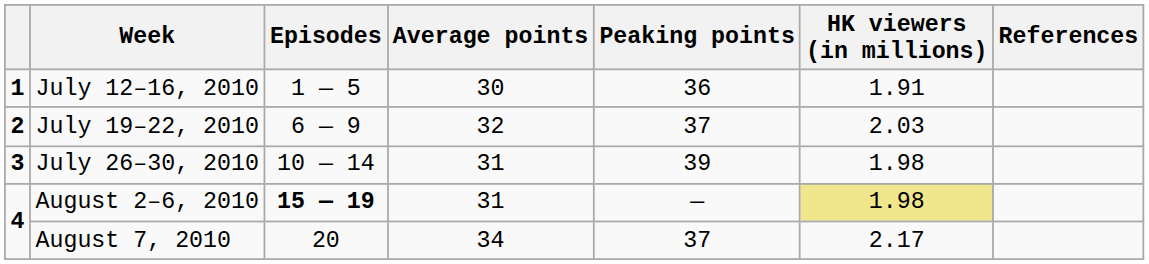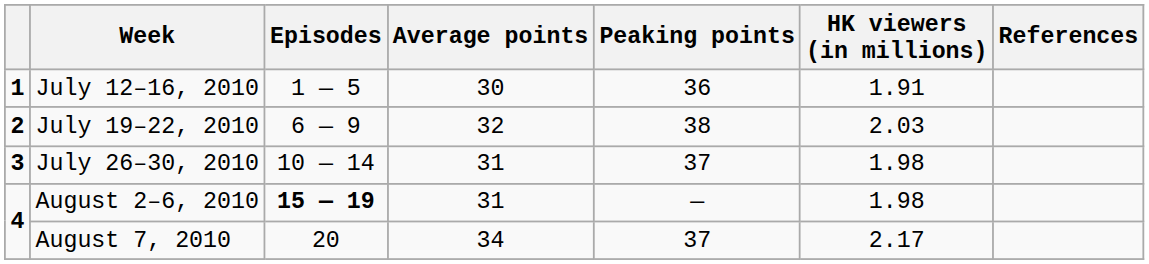(697, 127) 37 -> (697, 127) 38
(697, 164) 39 -> (697, 164) 37
(897, 202) khaki background -> (897, 202) no background
